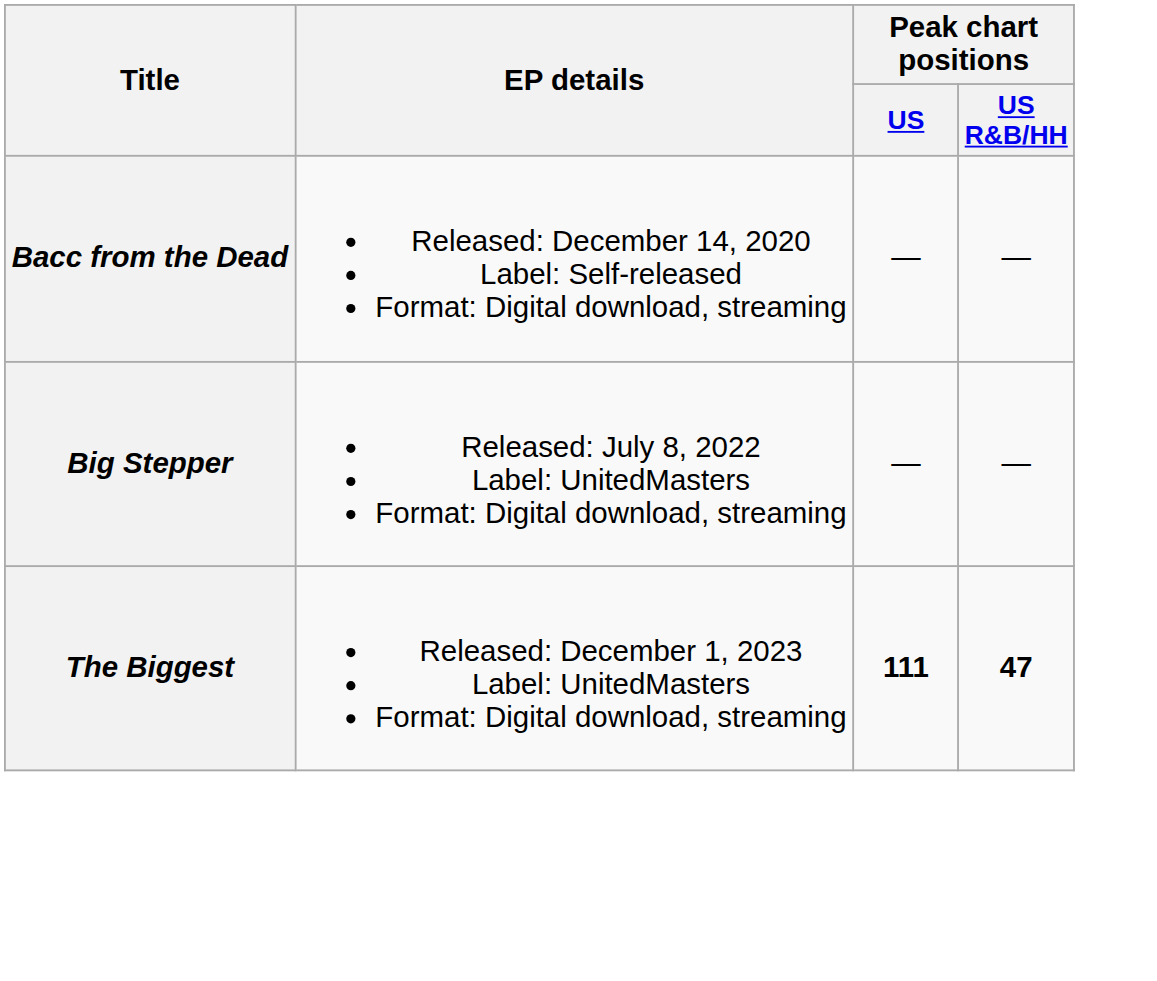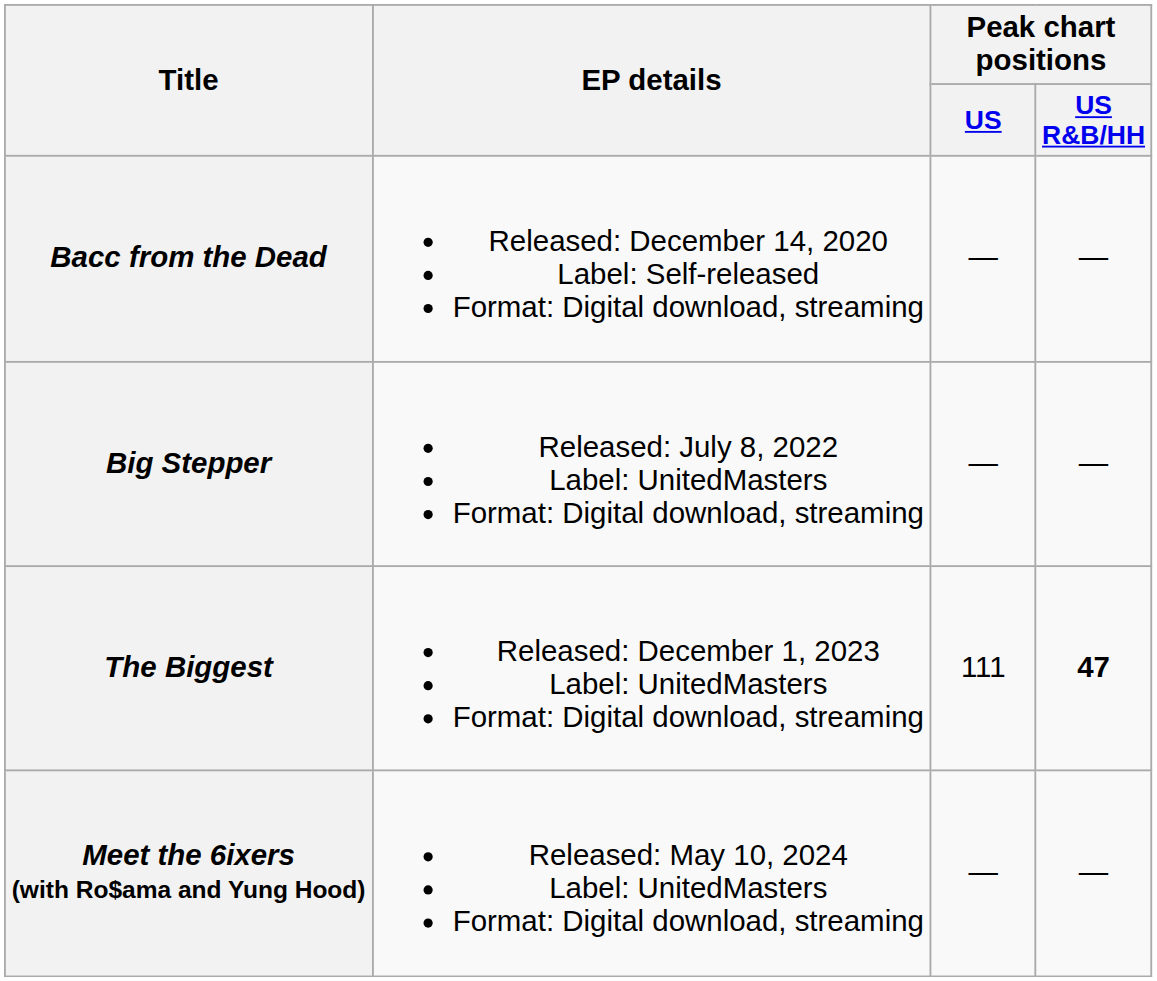(906, 667) bold -> (983, 667) normal
+ row: (189, 872)
